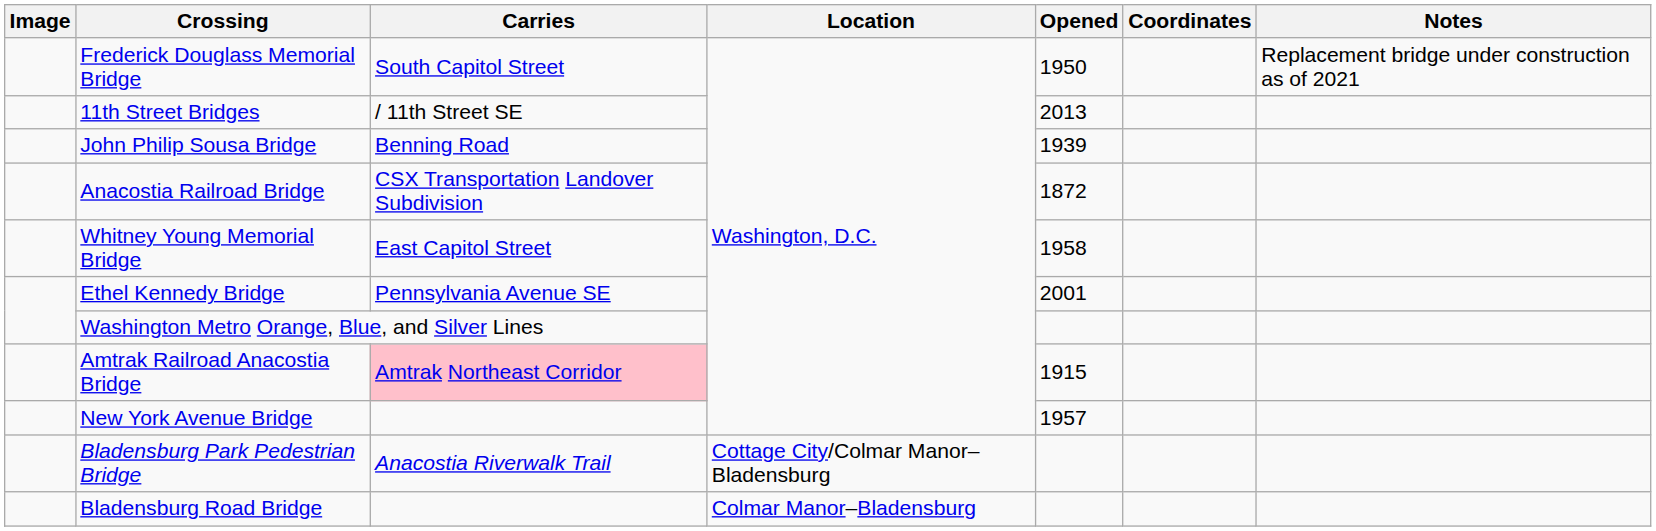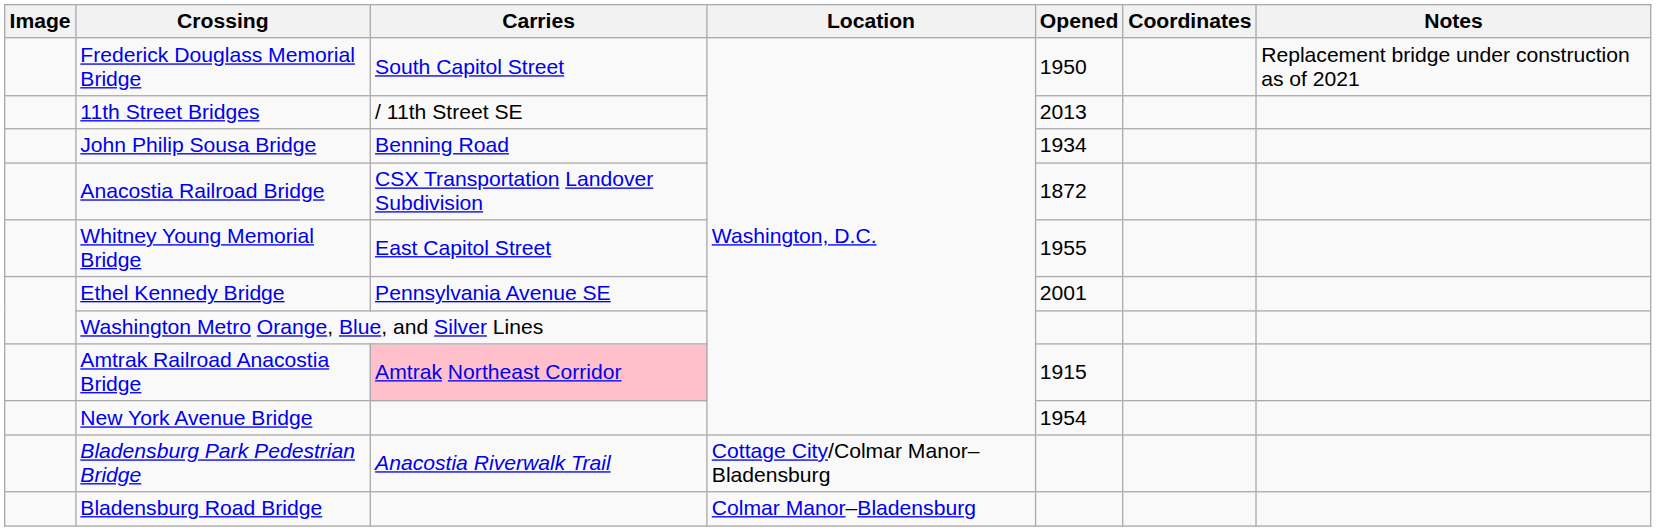(1063, 145) 1939 -> (1063, 145) 1934
(1063, 248) 1958 -> (1063, 248) 1955
(1063, 417) 1957 -> (1063, 417) 1954
